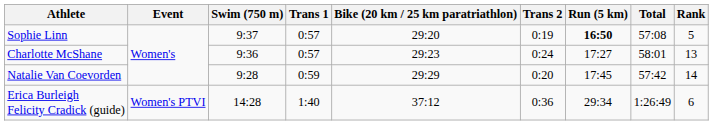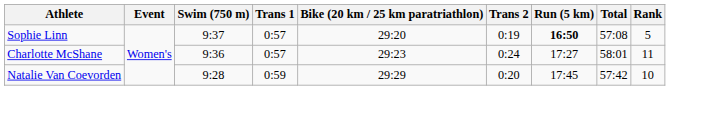(691, 55) 13 -> (648, 55) 11
(691, 75) 14 -> (648, 75) 10
- row: (66, 102)
